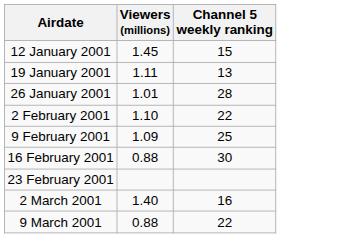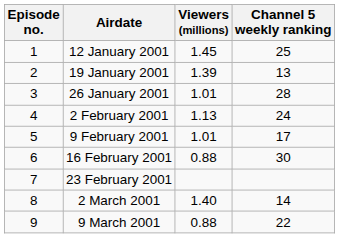+ column: (34, 22)
(225, 51) 15 -> (283, 51) 25
(145, 72) 1.11 -> (204, 72) 1.39
(145, 115) 1.10 -> (204, 115) 1.13
(225, 115) 22 -> (283, 115) 24
(145, 136) 1.09 -> (204, 136) 1.01
(225, 136) 25 -> (283, 136) 17
(225, 200) 16 -> (283, 200) 14
